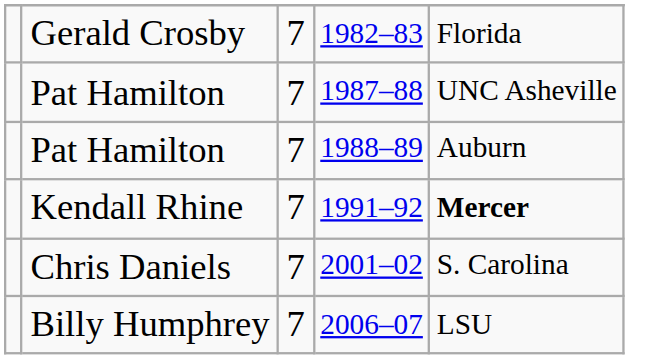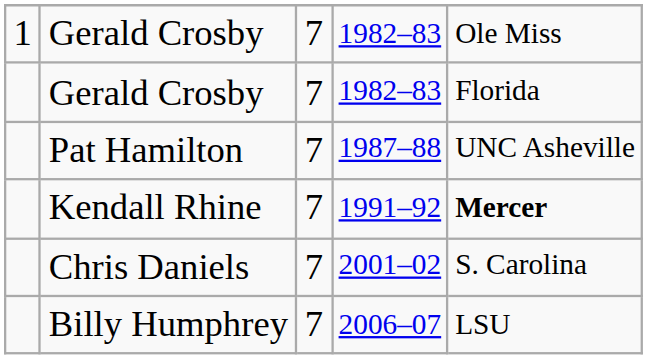+ row: (23, 33)
- row: (14, 150)
